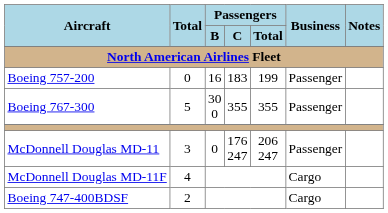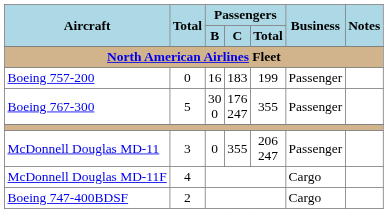(237, 106) 355 -> (237, 106) 176 247
(237, 148) 176 247 -> (237, 148) 355
